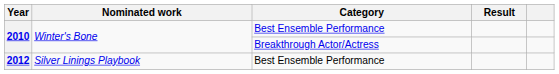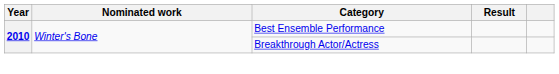- row: (18, 61)
